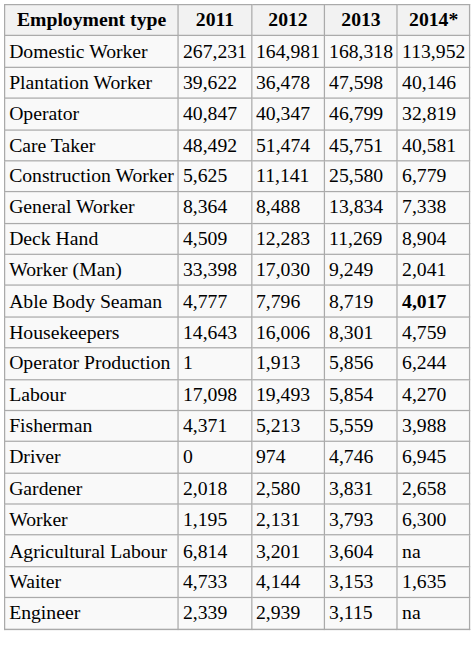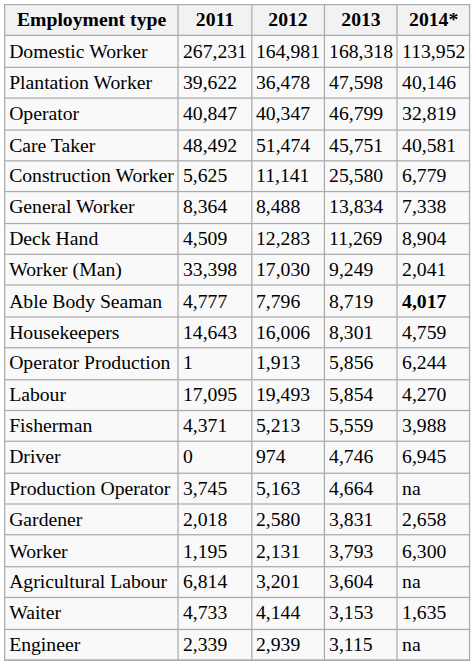(210, 394) 17,098 -> (210, 394) 17,095
+ row: (90, 488)
